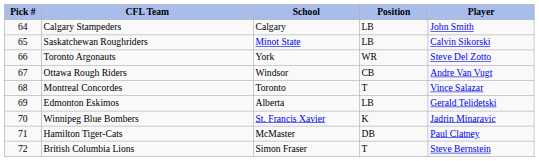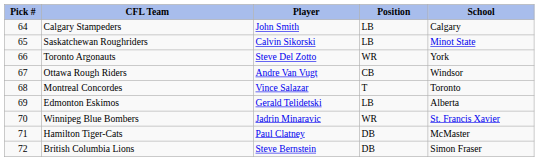columns swapped: (481, 12) <-> (306, 12)
(365, 118) K -> (369, 118) WR
(364, 149) T -> (368, 149) DB
